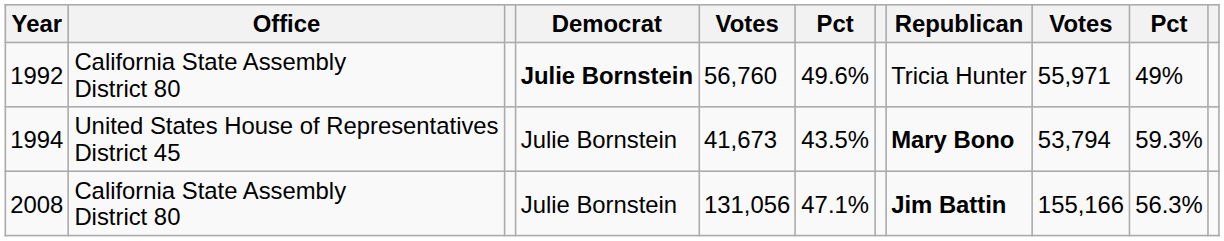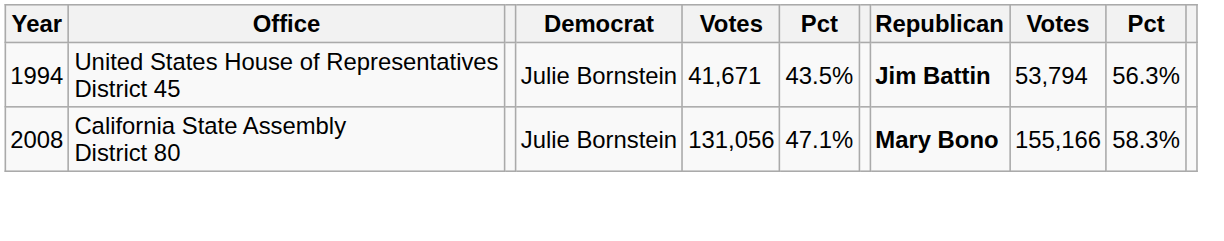- row: (37, 75)
(741, 139) 41,673 -> (725, 75) 41,671
(953, 139) Mary Bono -> (933, 75) Jim Battin
(1169, 139) 59.3% -> (1146, 75) 56.3%
(949, 204) Jim Battin -> (937, 139) Mary Bono
(1169, 204) 56.3% -> (1146, 139) 58.3%
